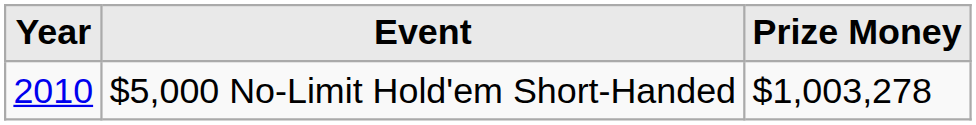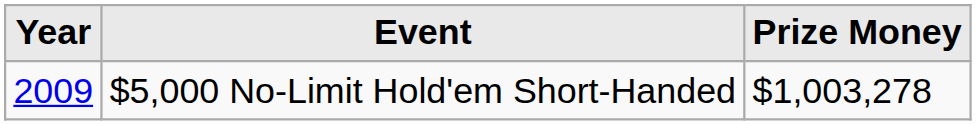(53, 89) 2010 -> (53, 89) 2009
